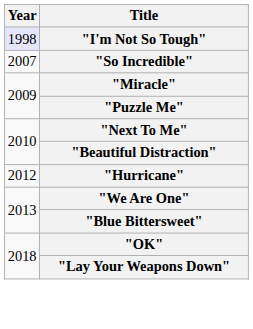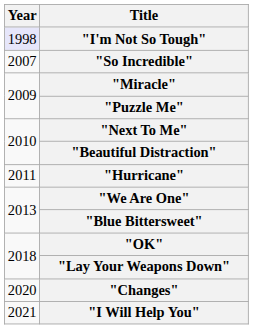(22, 175) 2012 -> (22, 175) 2011
+ row: (144, 289)
+ row: (144, 312)
